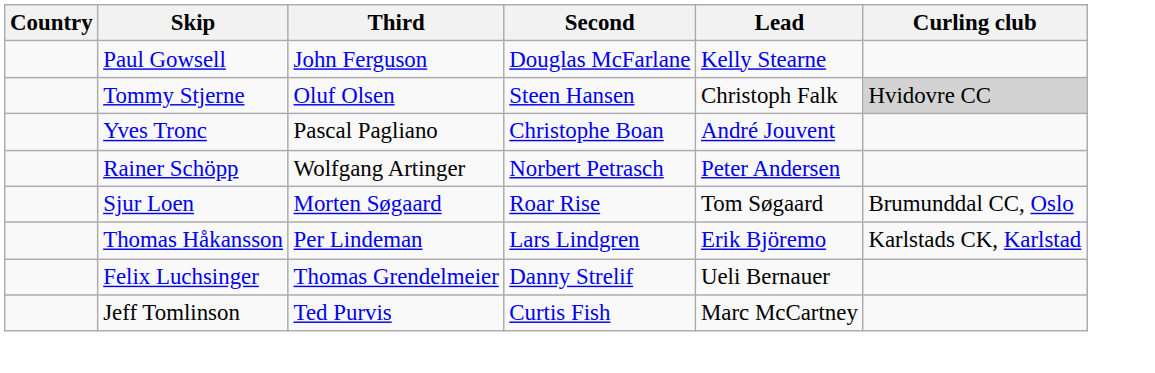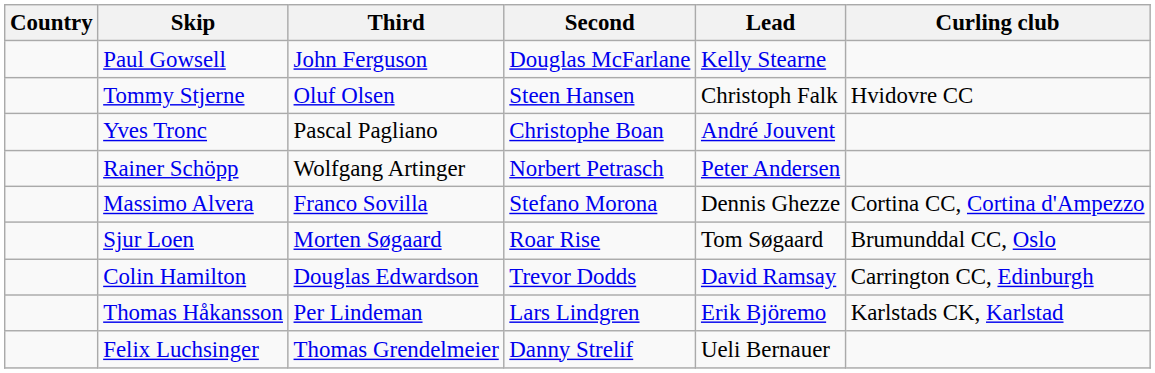(930, 95) lightgrey background -> (912, 95) no background
+ row: (178, 204)
+ row: (175, 276)
- row: (172, 312)
